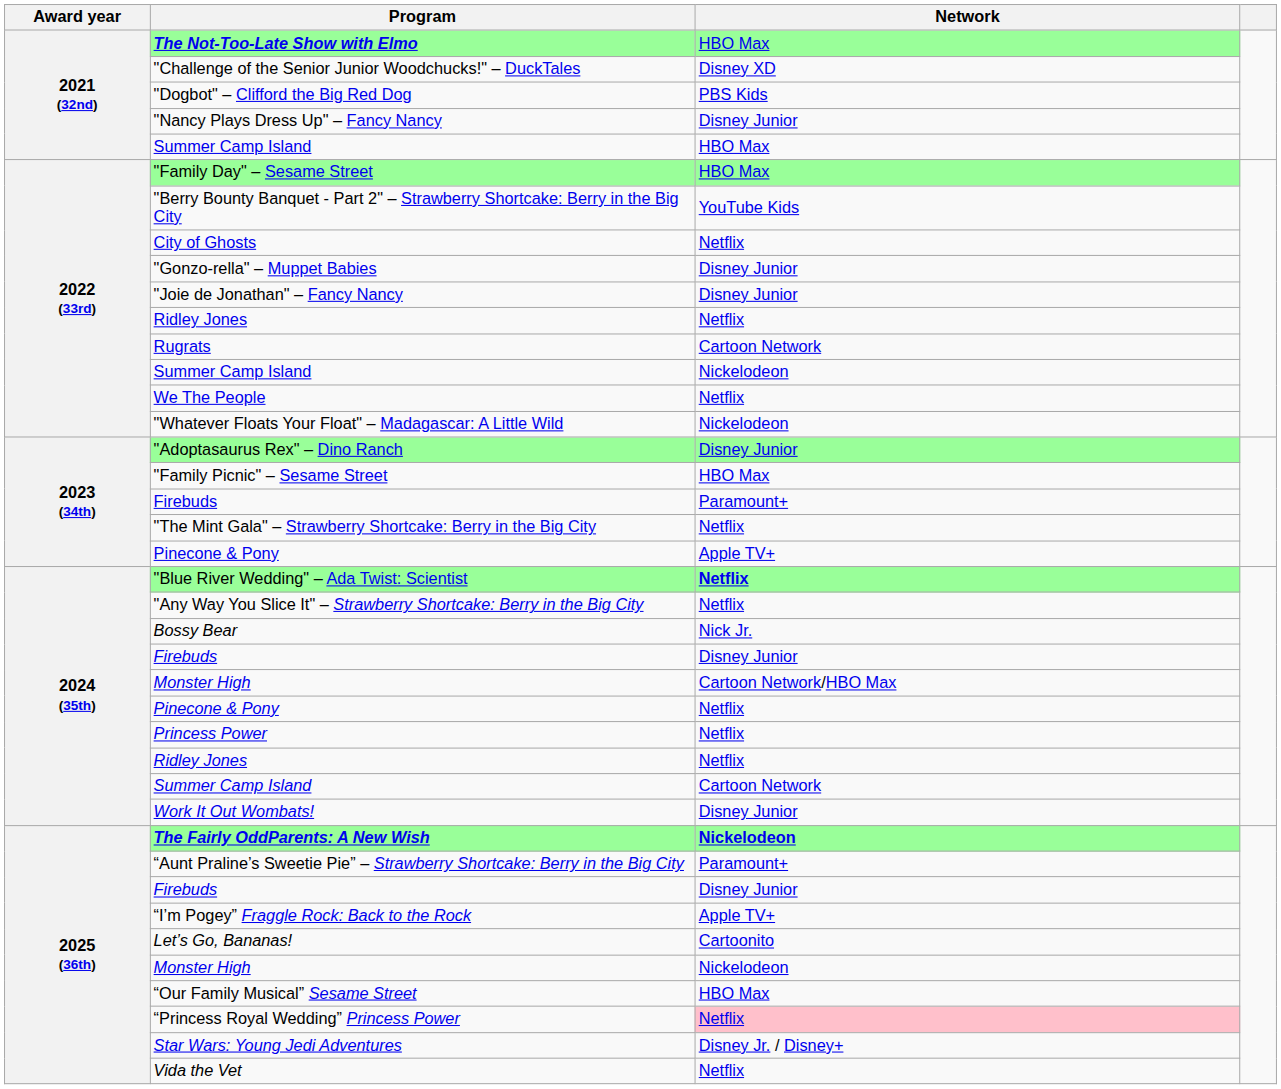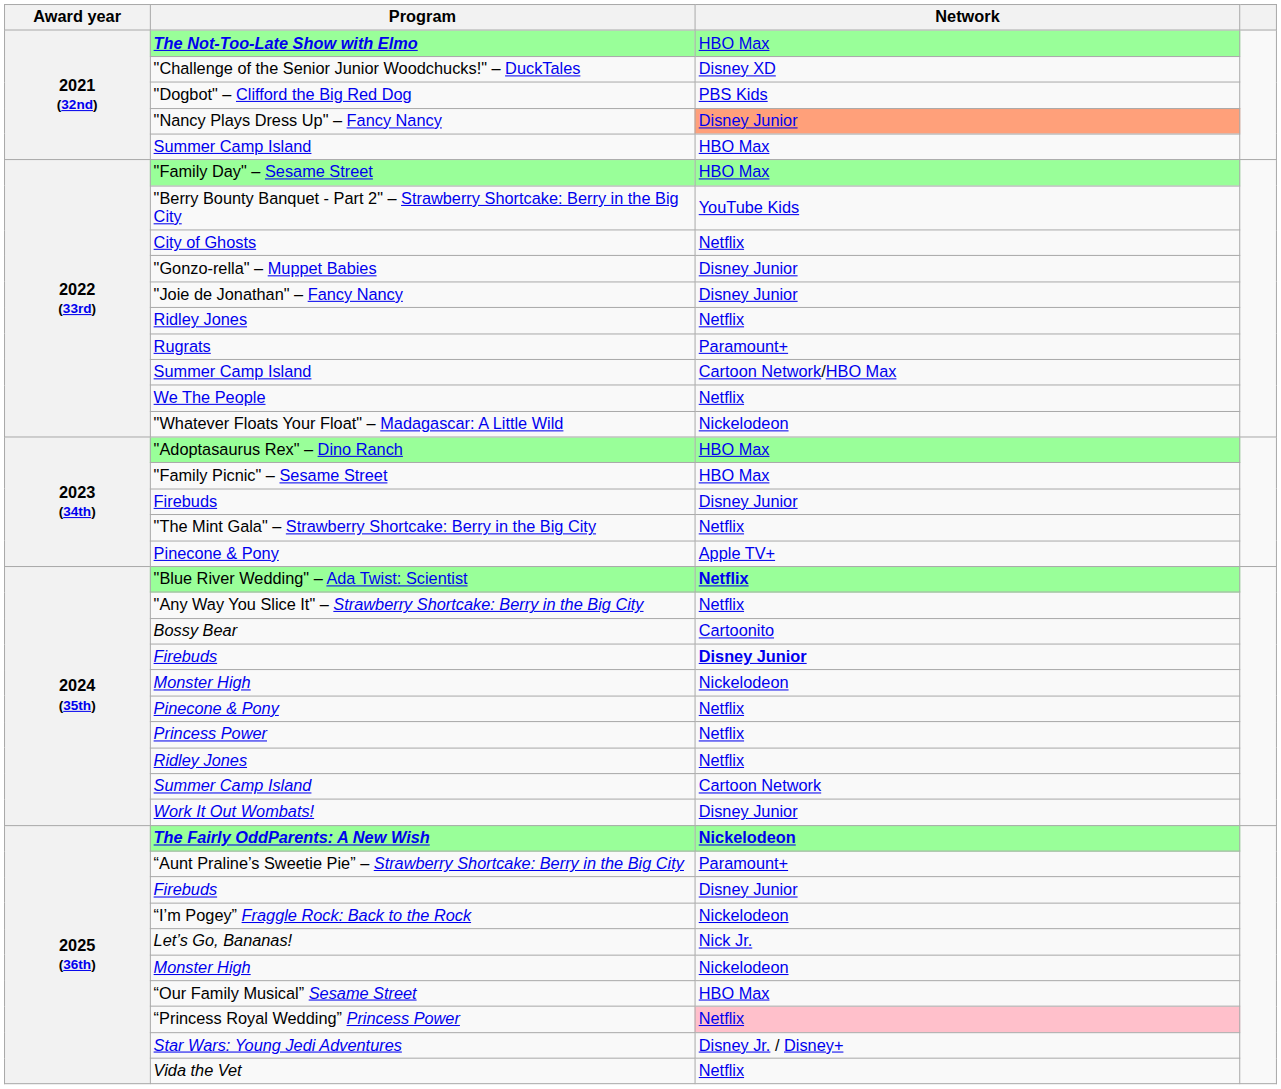(748, 120) no background -> (748, 120) lightsalmon background
(760, 346) Cartoon Network -> (743, 346) Paramount+
(744, 372) Nickelodeon -> (798, 372) Cartoon Network/HBO Max
(748, 449) Disney Junior -> (734, 449) HBO Max
(743, 501) Paramount+ -> (748, 501) Disney Junior
(725, 631) Nick Jr. -> (736, 631) Cartoonito
(748, 656) normal -> (753, 656) bold
(798, 682) Cartoon Network/HBO Max -> (744, 682) Nickelodeon
(737, 915) Apple TV+ -> (744, 915) Nickelodeon
(736, 941) Cartoonito -> (725, 941) Nick Jr.
